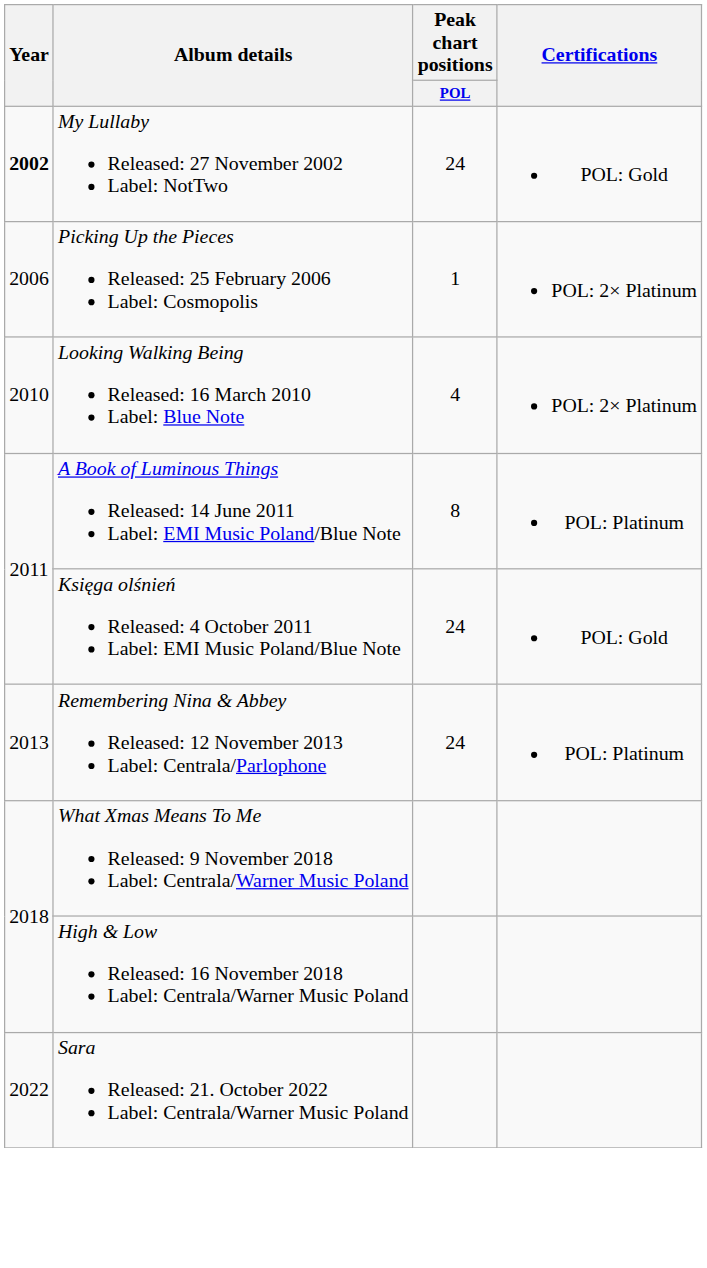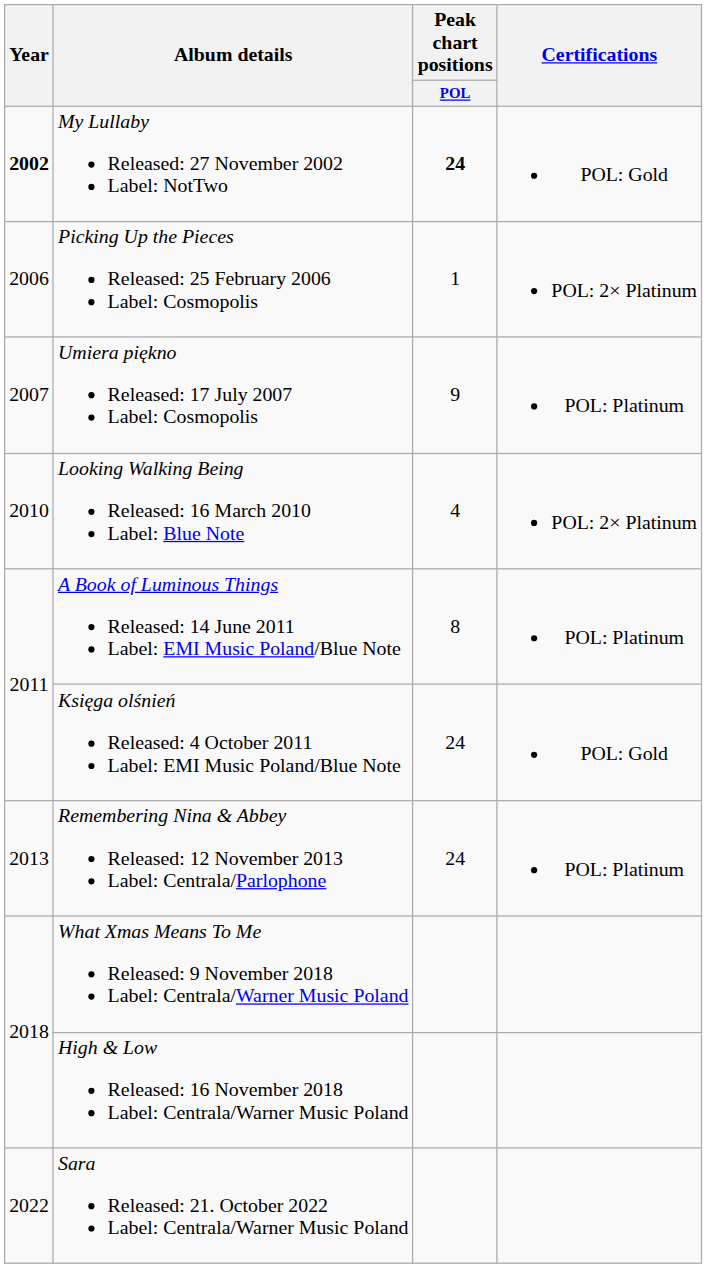(455, 163) normal -> (455, 163) bold
+ row: (233, 385)
